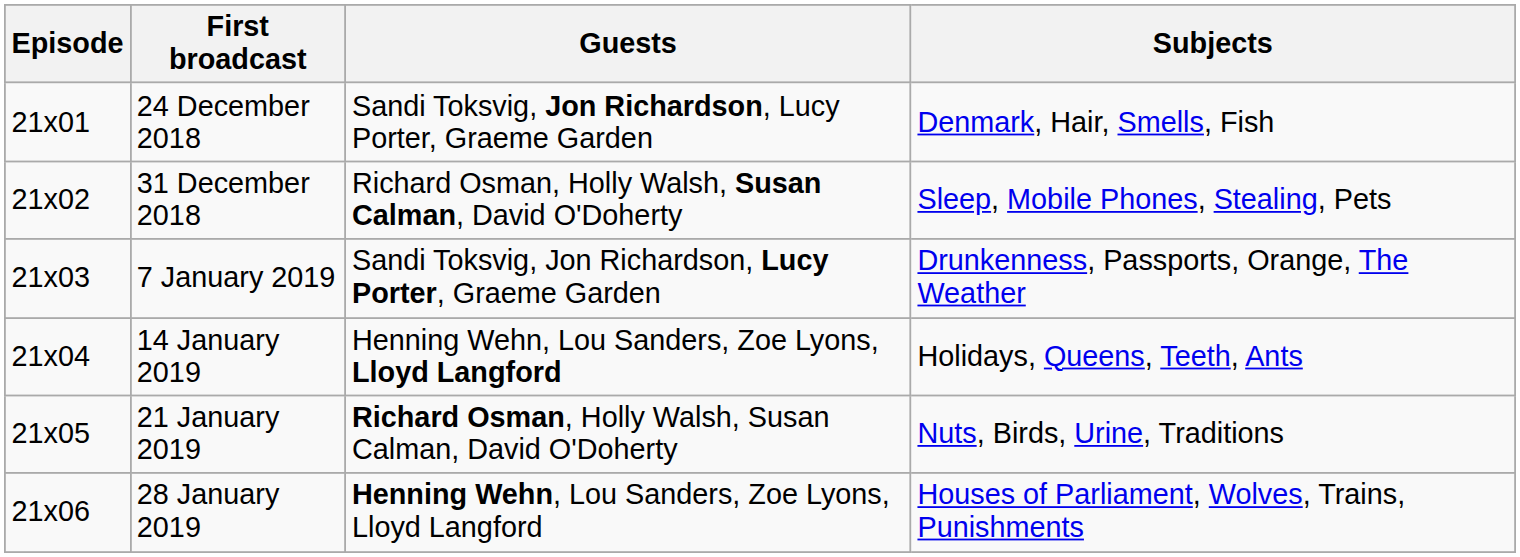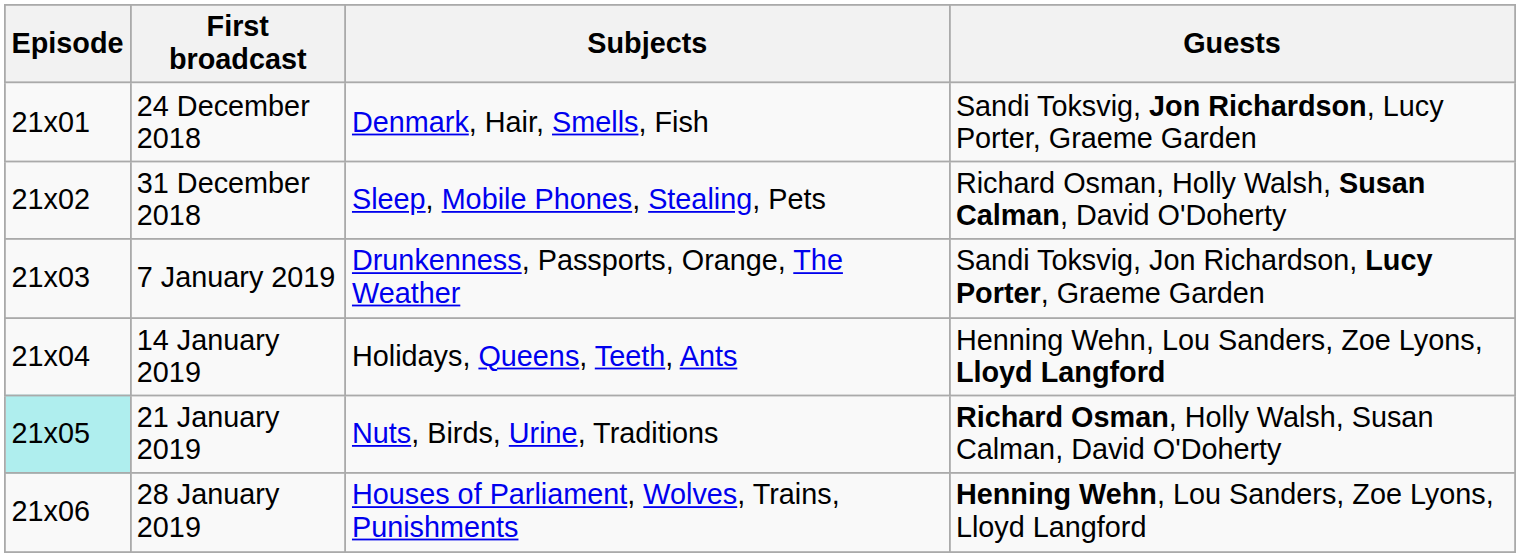columns swapped: (628, 43) <-> (1213, 43)
(51, 433) no background -> (51, 433) paleturquoise background
